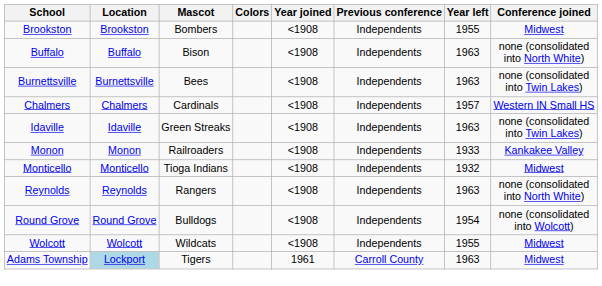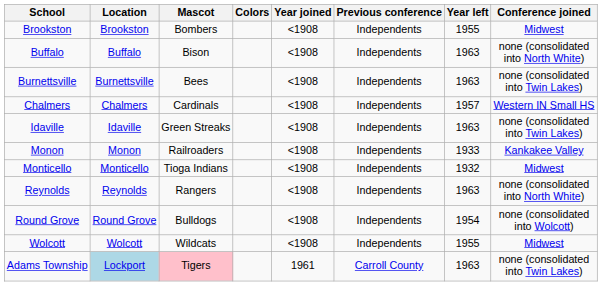(196, 260) no background -> (196, 266) pink background
(544, 260) Midwest -> (544, 266) none (consolidated into Twin Lakes)
